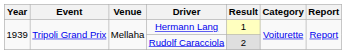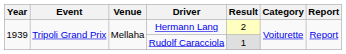(243, 27) 1 -> (243, 27) 2
(243, 42) 2 -> (243, 42) 1
